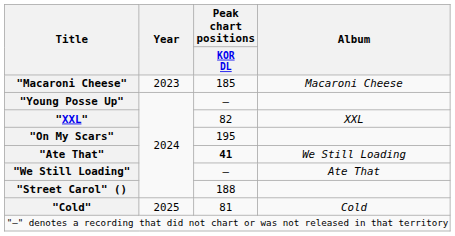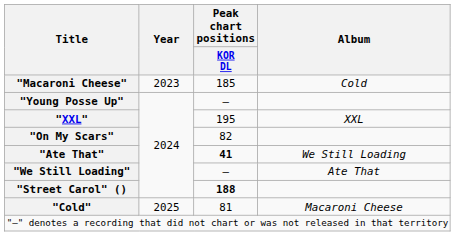(354, 84) Macaroni Cheese -> (354, 84) Cold
(226, 119) 82 -> (226, 119) 195
(226, 136) 195 -> (226, 136) 82
(226, 189) normal -> (226, 189) bold
(354, 207) Cold -> (354, 207) Macaroni Cheese
